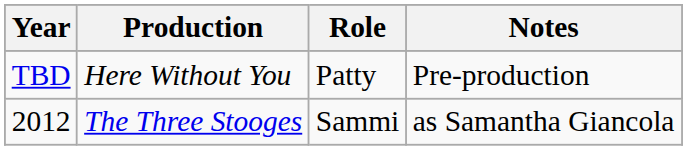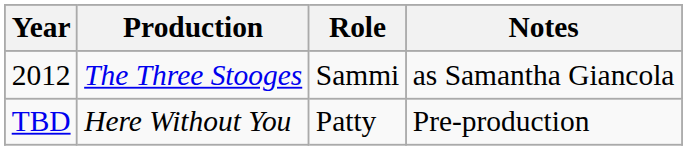rows swapped: (41, 121) <-> (41, 74)
